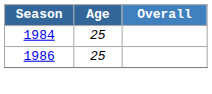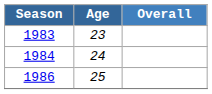+ row: (39, 36)
(98, 36) 25 -> (98, 57) 24
